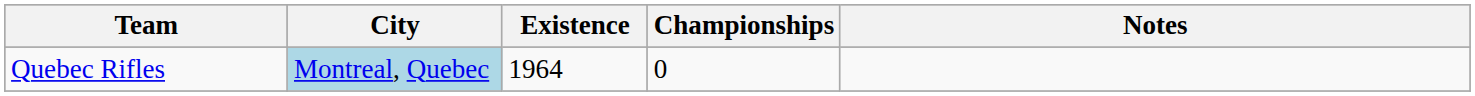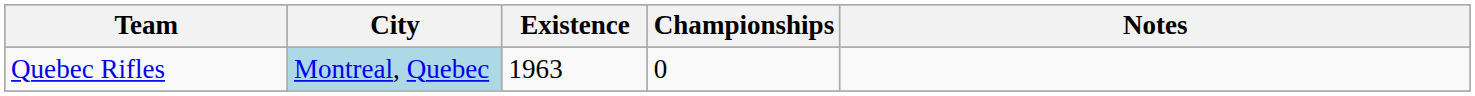(536, 68) 1964 -> (536, 68) 1963
